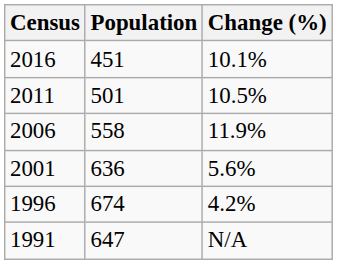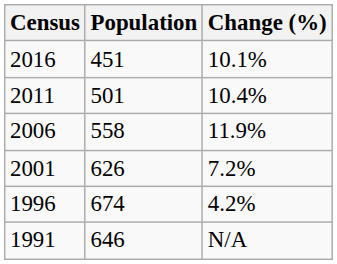(237, 95) 10.5% -> (237, 95) 10.4%
(108, 167) 636 -> (108, 167) 626
(232, 167) 5.6% -> (232, 167) 7.2%
(108, 240) 647 -> (108, 240) 646
